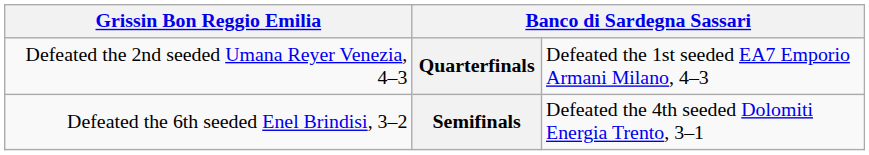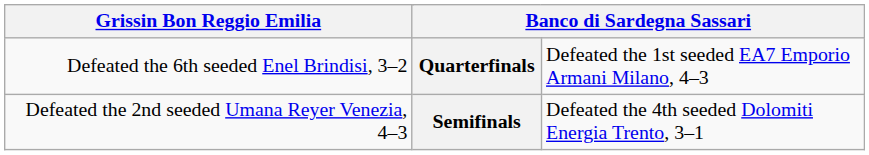(216, 65) Defeated the 2nd seeded Umana Reyer Venezia, 4–3 -> (237, 65) Defeated the 6th seeded Enel Brindisi, 3–2
(237, 122) Defeated the 6th seeded Enel Brindisi, 3–2 -> (216, 122) Defeated the 2nd seeded Umana Reyer Venezia, 4–3
